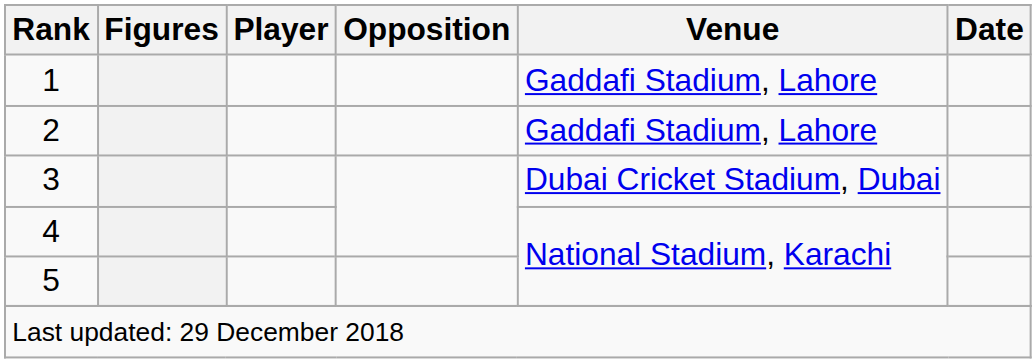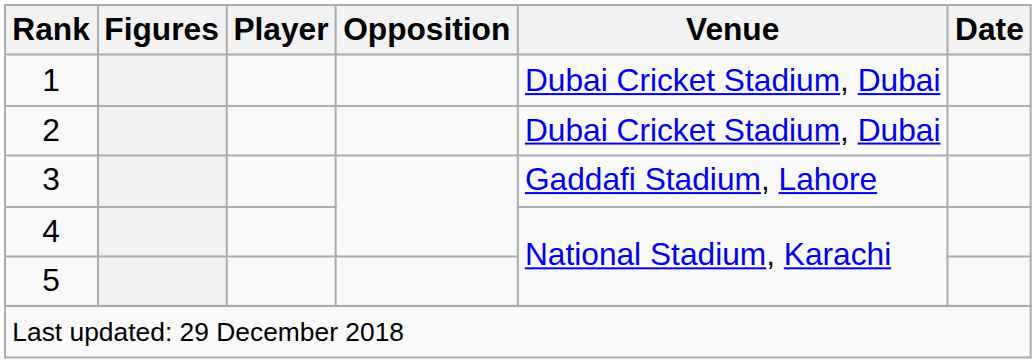(701, 79) Gaddafi Stadium, Lahore -> (733, 79) Dubai Cricket Stadium, Dubai
(701, 130) Gaddafi Stadium, Lahore -> (733, 130) Dubai Cricket Stadium, Dubai
(733, 180) Dubai Cricket Stadium, Dubai -> (701, 180) Gaddafi Stadium, Lahore
